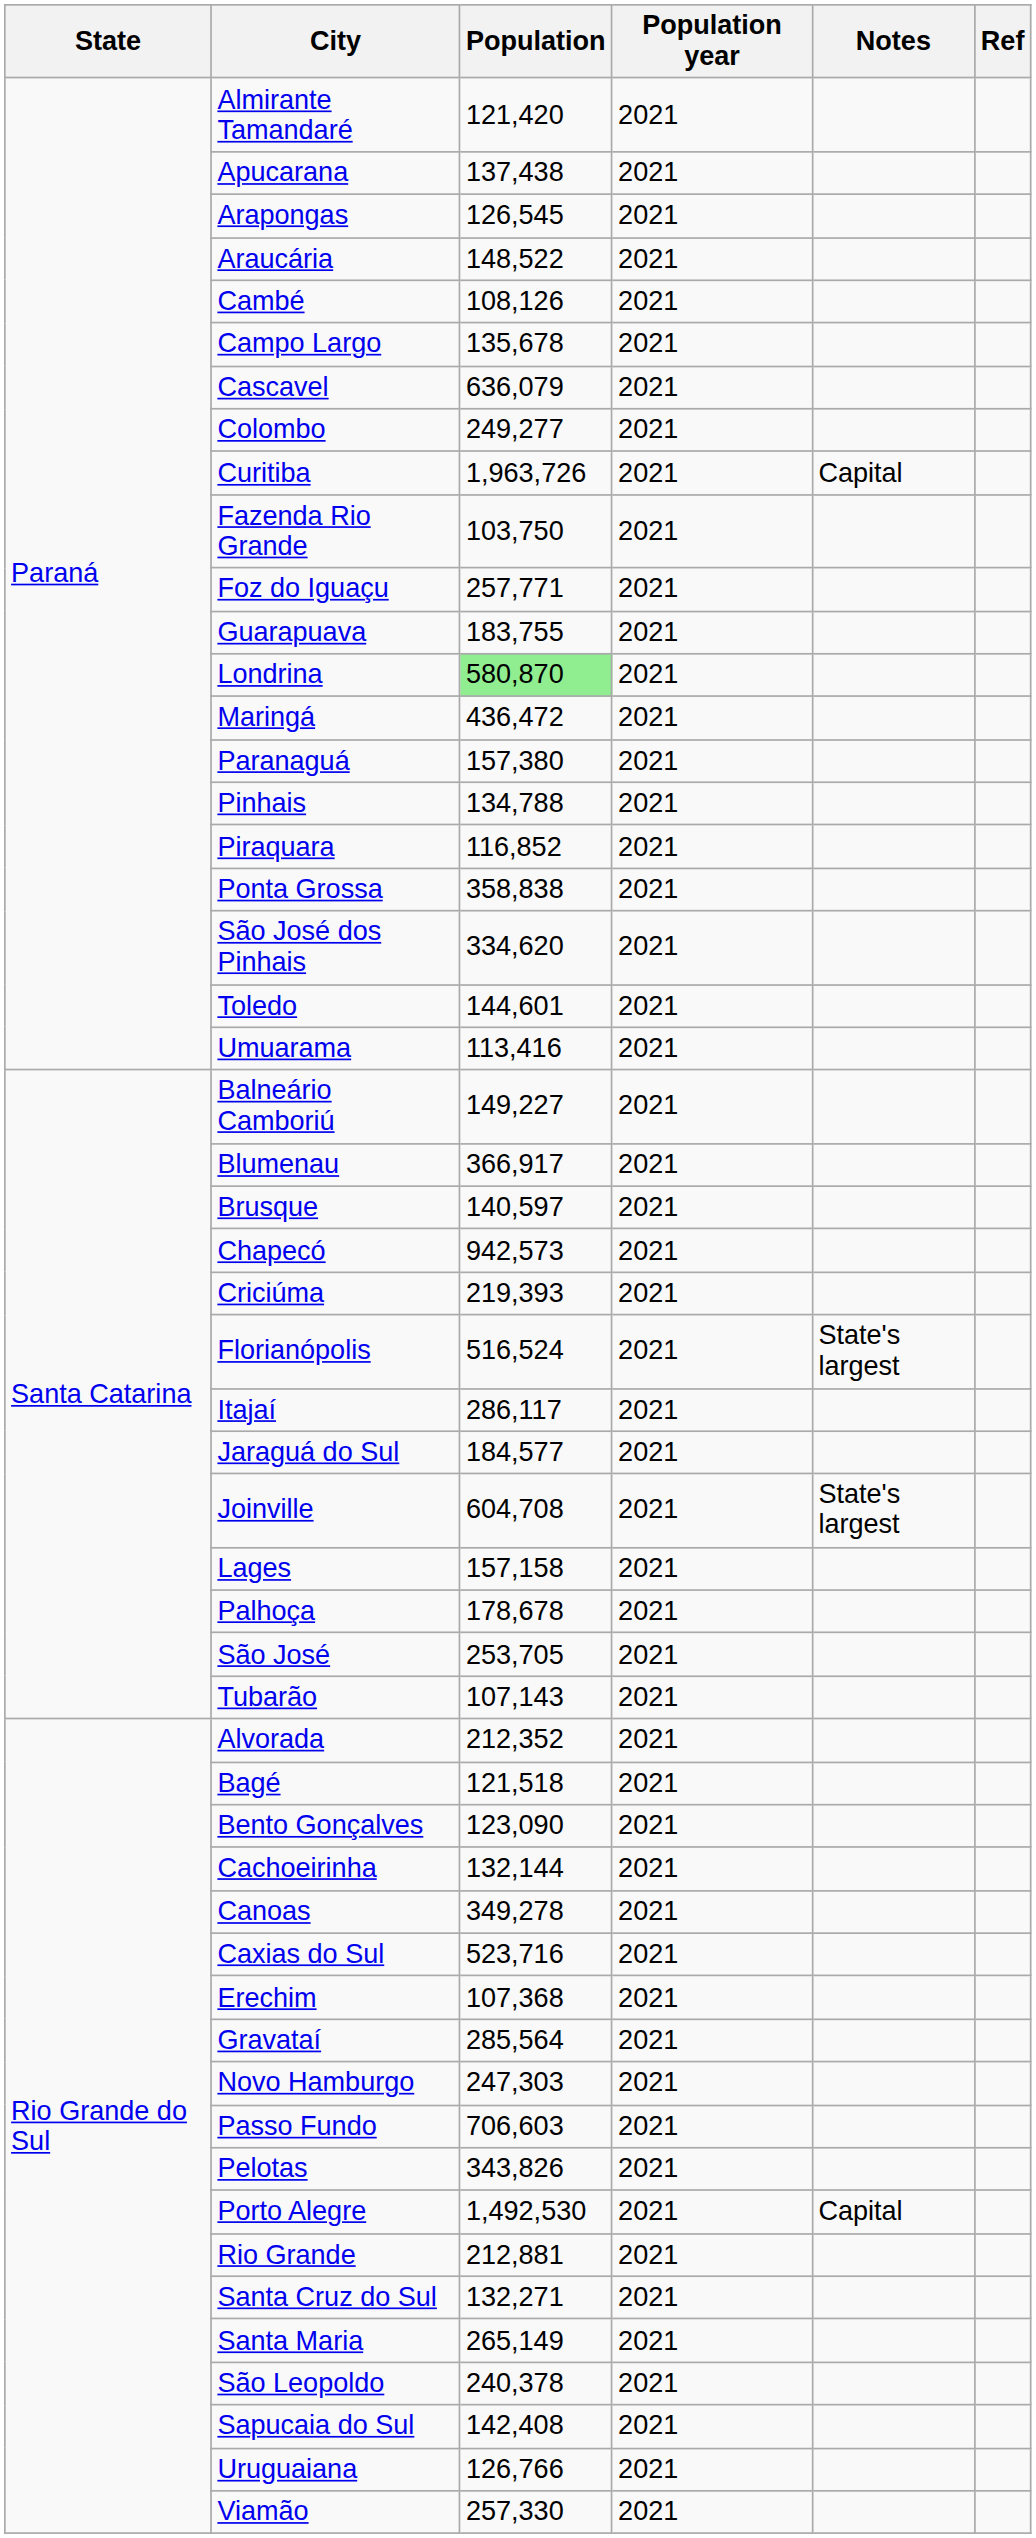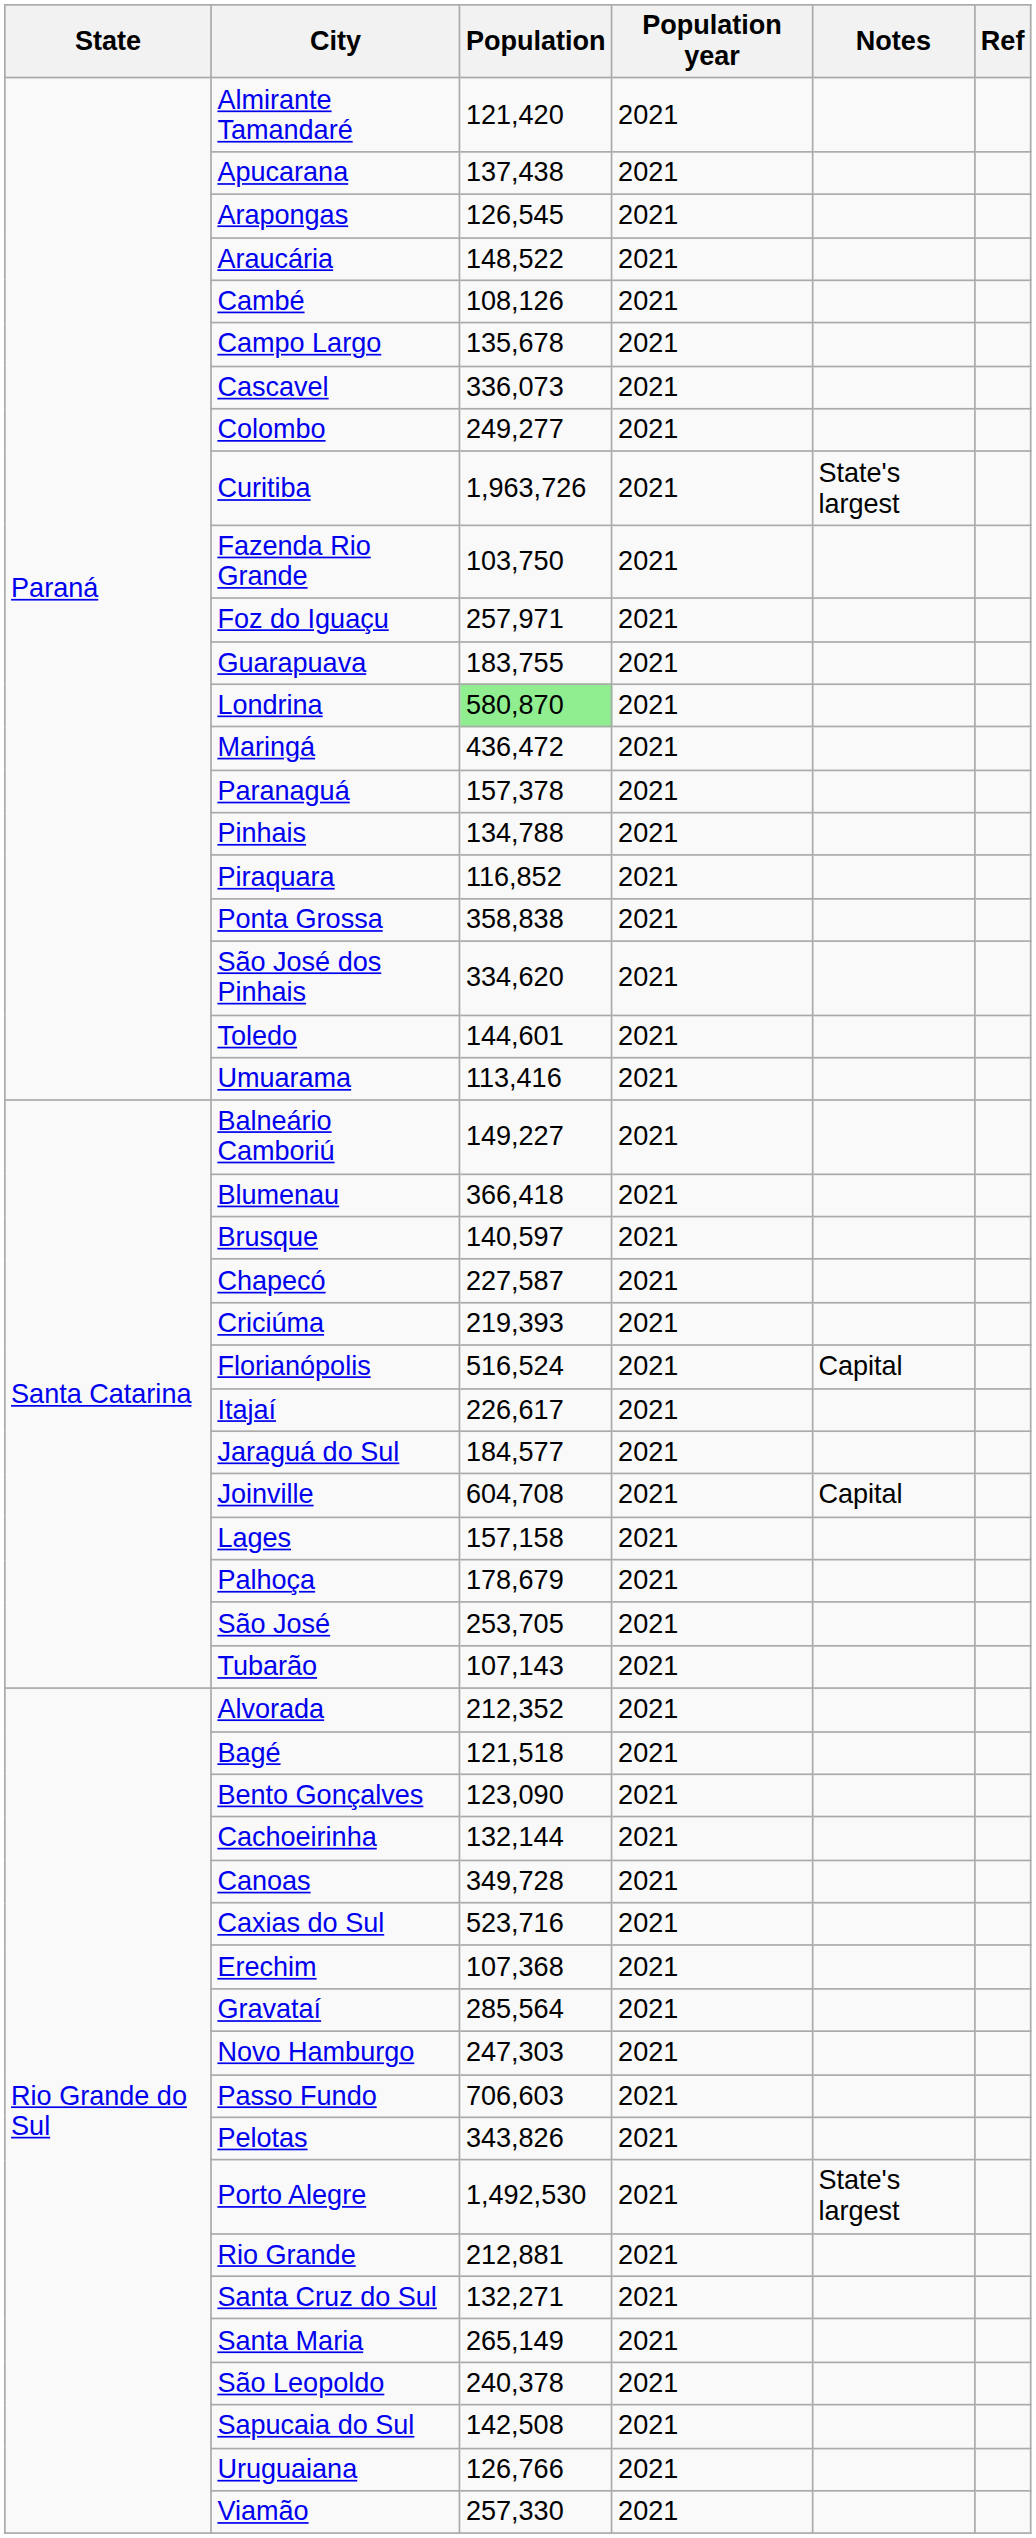(515, 386) 636,079 -> (515, 386) 336,073
(860, 472) Capital -> (859, 487) State's largest
(515, 588) 257,771 -> (515, 619) 257,971
(515, 760) 157,380 -> (515, 790) 157,378
(515, 1164) 366,917 -> (515, 1194) 366,418
(515, 1250) 942,573 -> (515, 1280) 227,587
(859, 1351) State's largest -> (860, 1366) Capital
(514, 1409) 286,117 -> (515, 1409) 226,617
(859, 1510) State's largest -> (860, 1494) Capital
(515, 1611) 178,678 -> (515, 1580) 178,679
(515, 1911) 349,278 -> (515, 1880) 349,728
(860, 2211) Capital -> (859, 2196) State's largest
(515, 2425) 142,408 -> (515, 2425) 142,508
